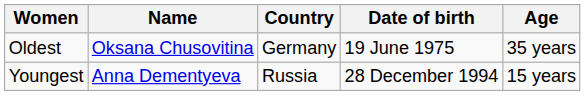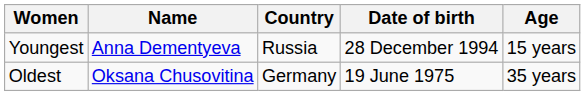rows swapped: (46, 76) <-> (35, 47)
